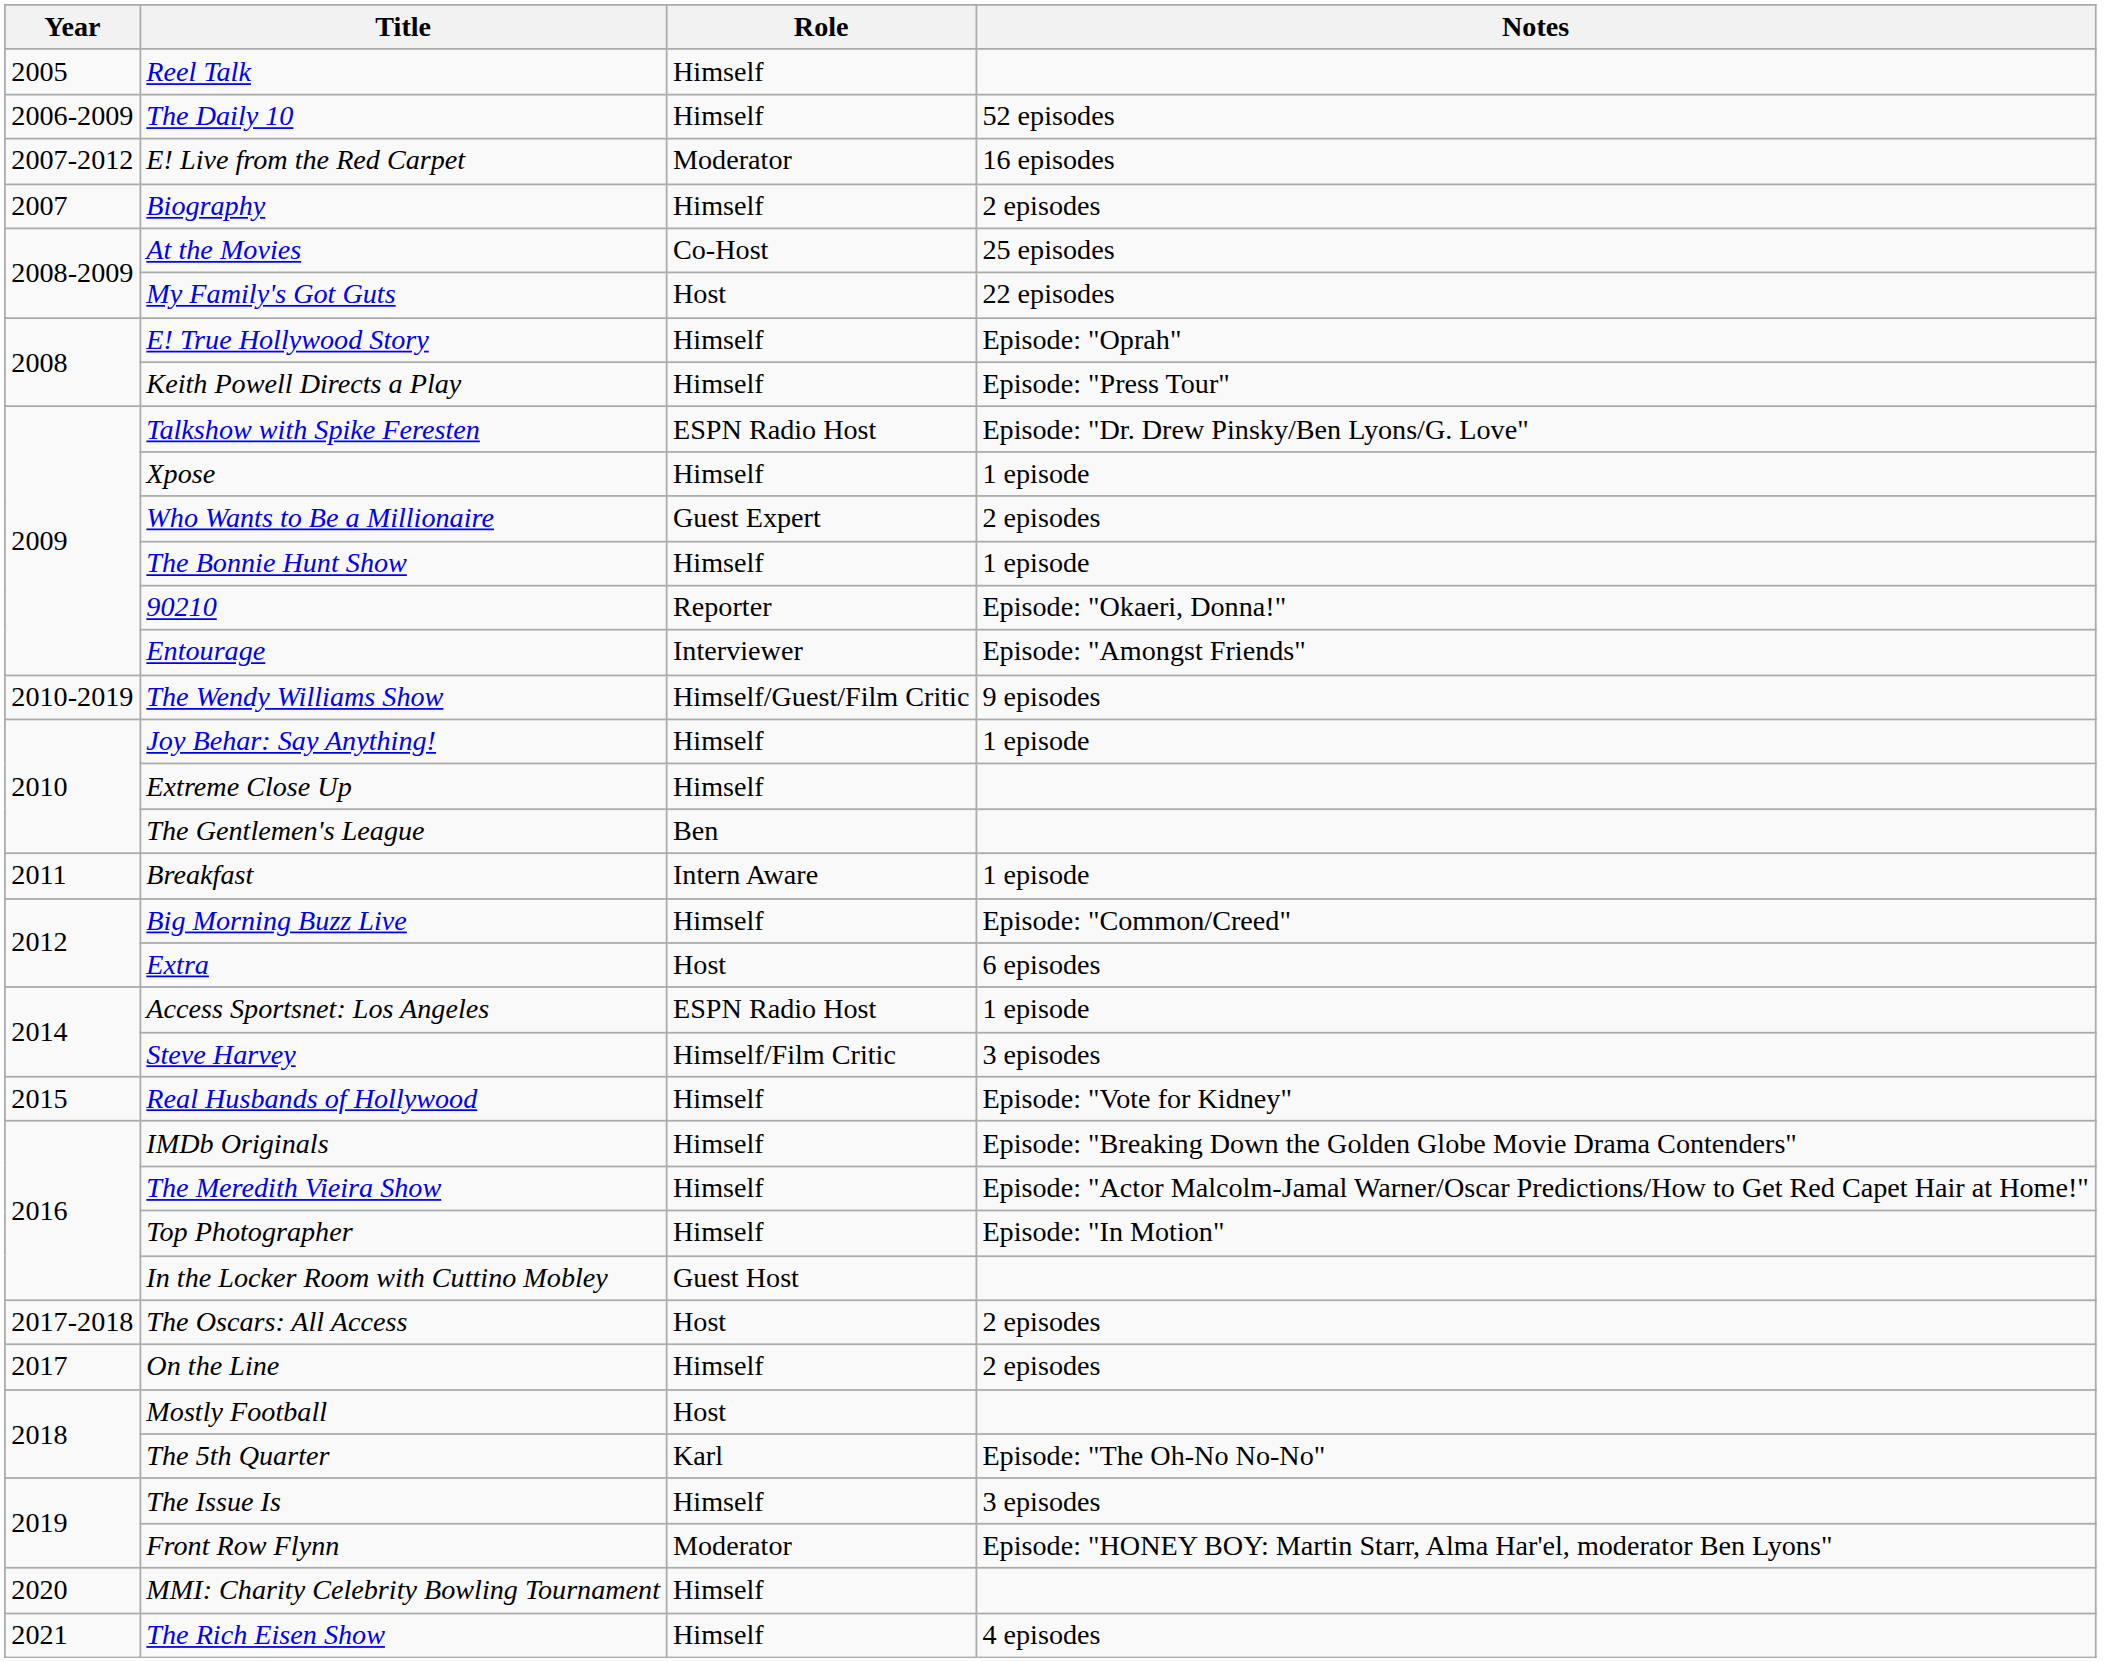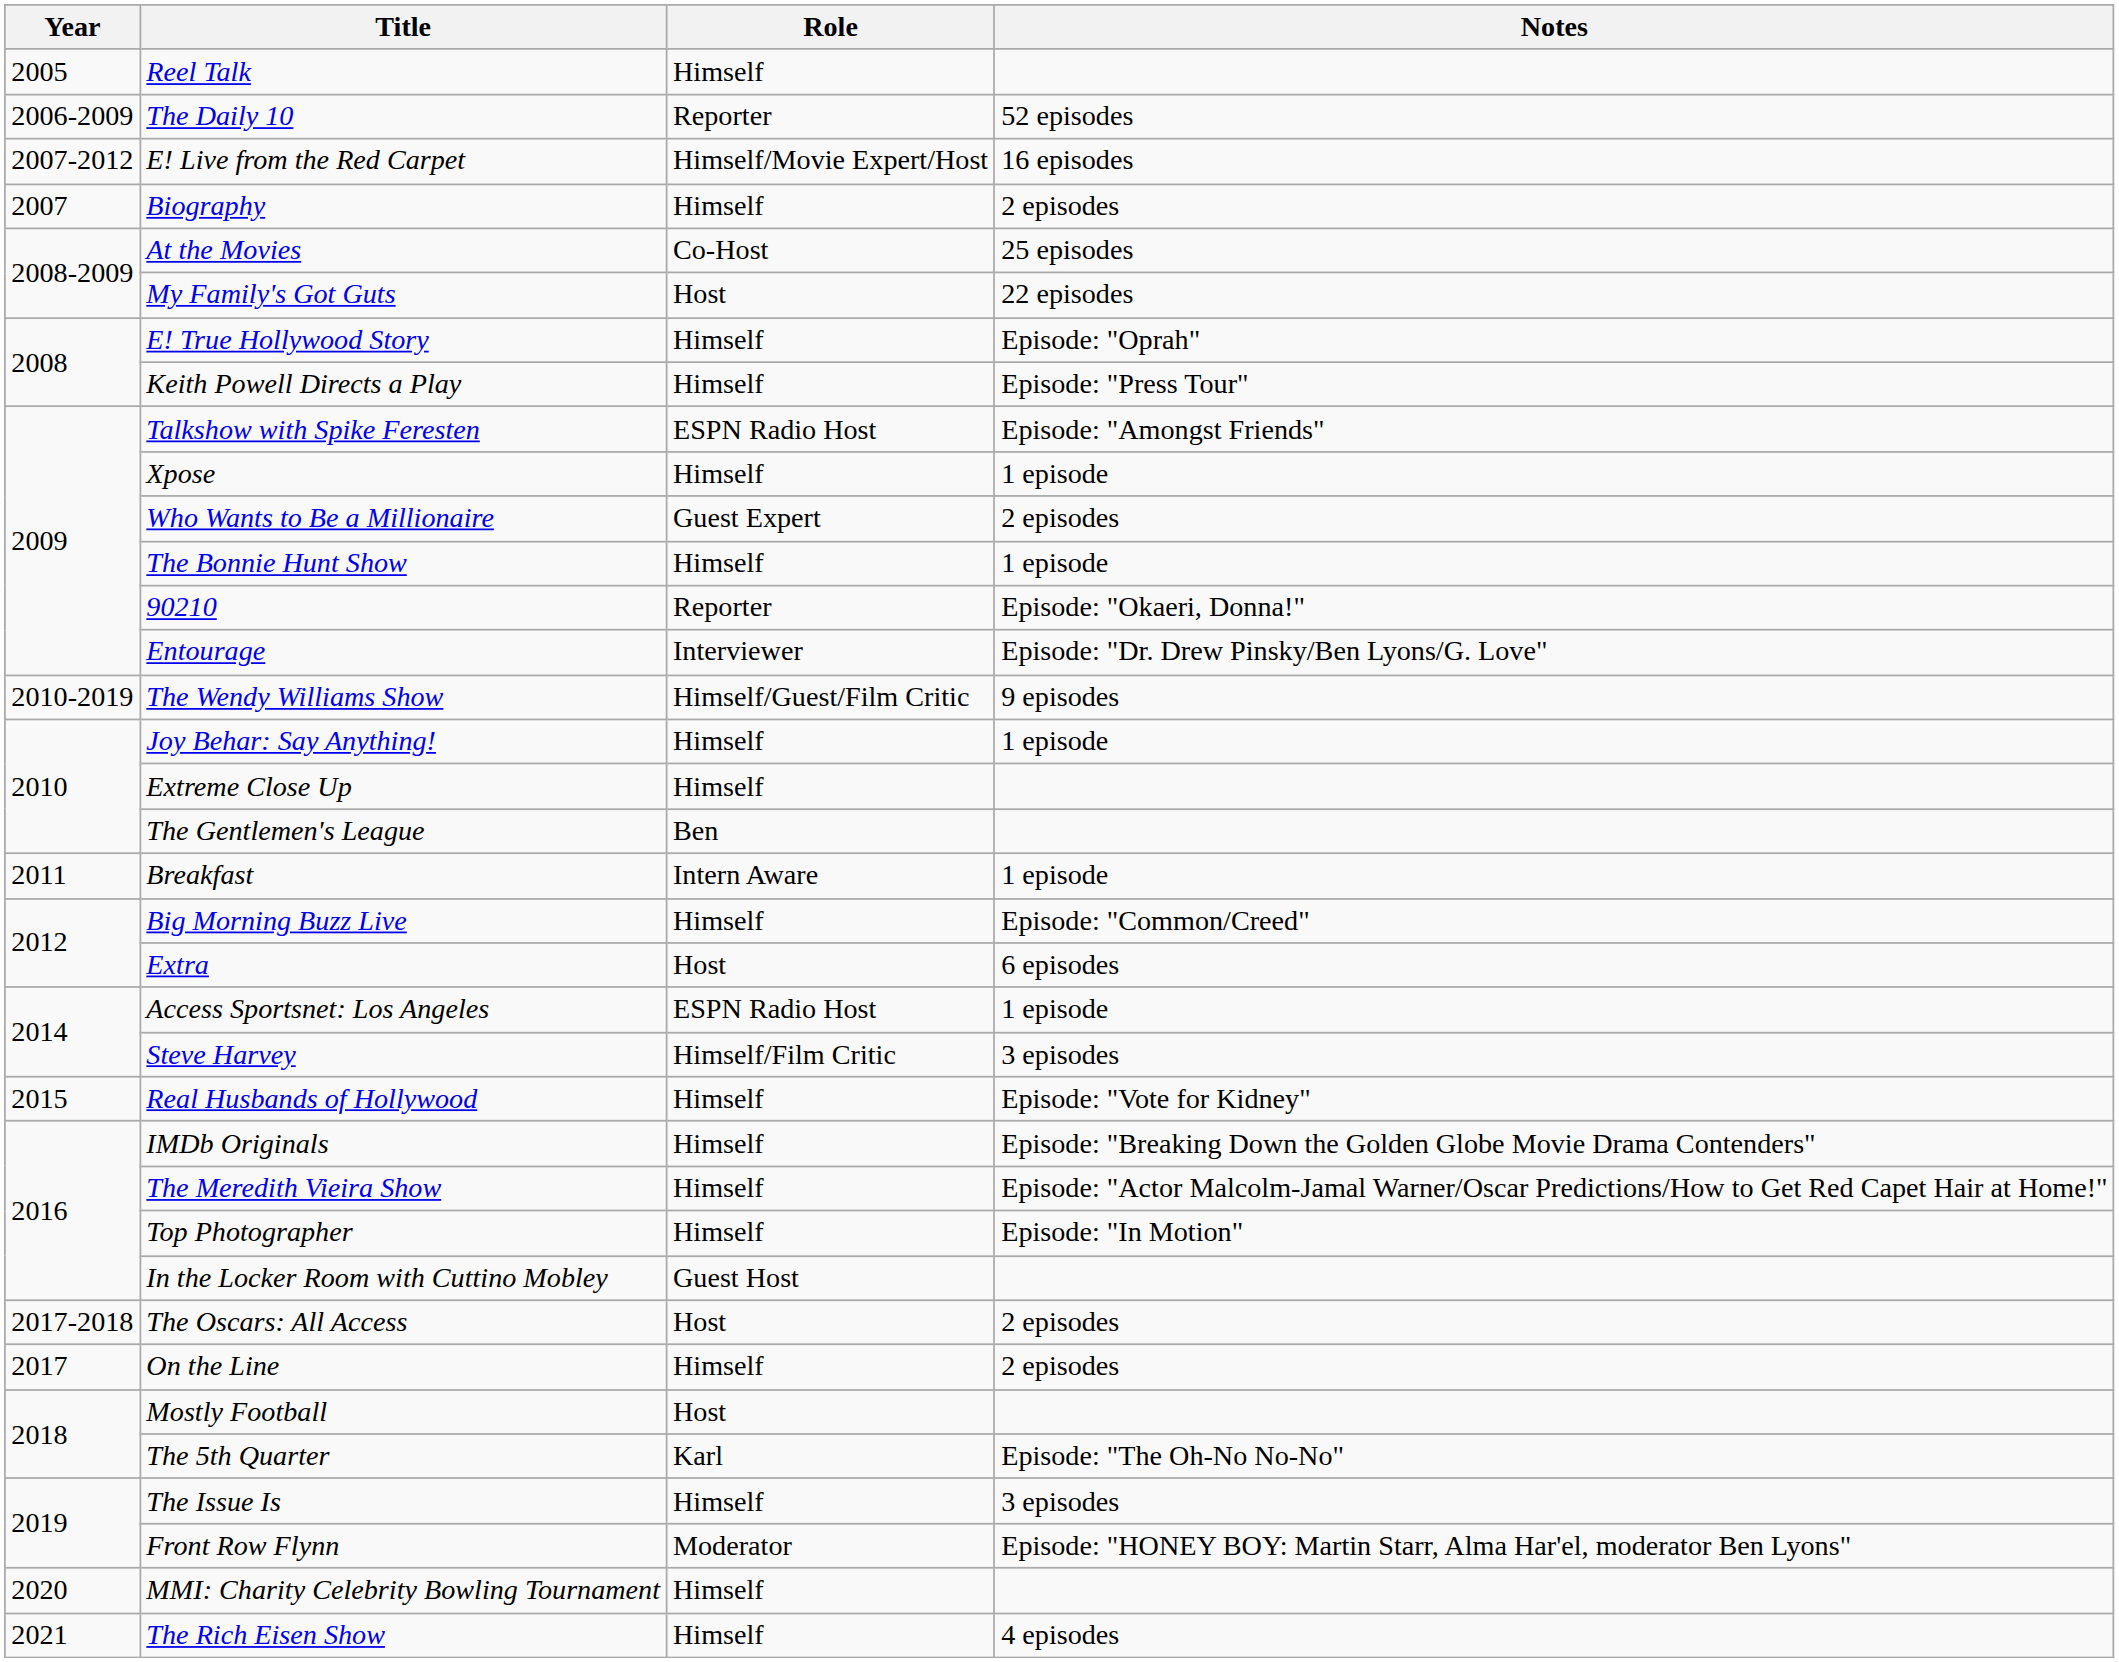(718, 116) Himself -> (722, 116) Reporter
(732, 160) Moderator -> (831, 160) Himself/Movie Expert/Host
(1256, 428) Episode: "Dr. Drew Pinsky/Ben Lyons/G. Love" -> (1163, 428) Episode: "Amongst Friends"
(1144, 652) Episode: "Amongst Friends" -> (1274, 652) Episode: "Dr. Drew Pinsky/Ben Lyons/G. Love"
